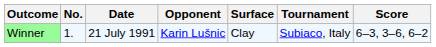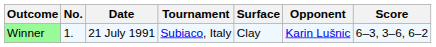columns swapped: (315, 13) <-> (193, 13)
